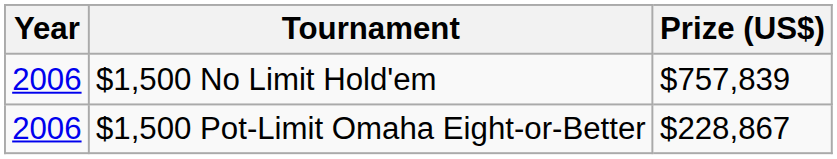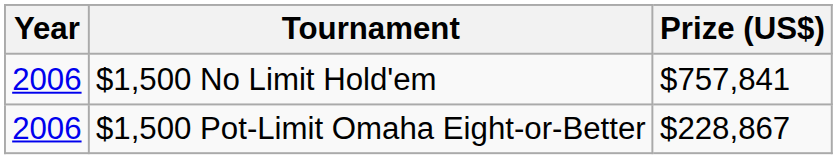(725, 78) $757,839 -> (725, 78) $757,841
